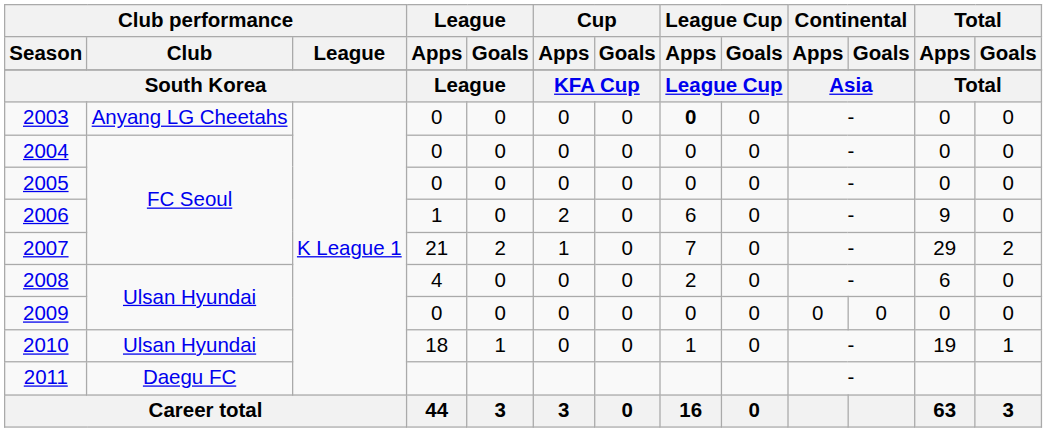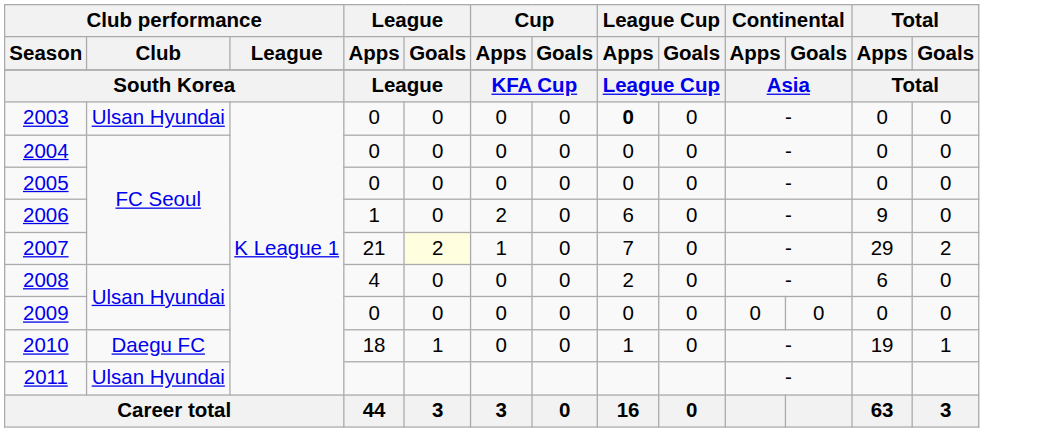(190, 118) Anyang LG Cheetahs -> (158, 118) Ulsan Hyundai
(500, 248) no background -> (438, 248) lightyellow background
(190, 345) Ulsan Hyundai -> (158, 345) Daegu FC
(190, 378) Daegu FC -> (158, 378) Ulsan Hyundai
